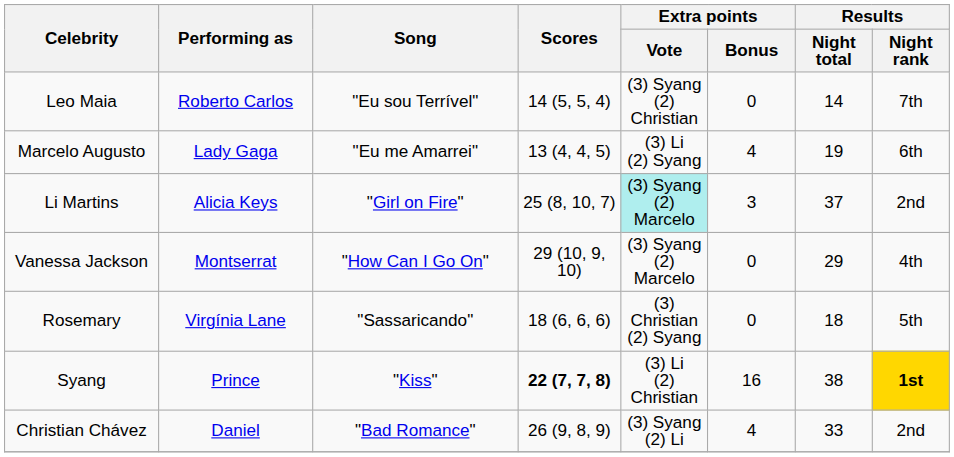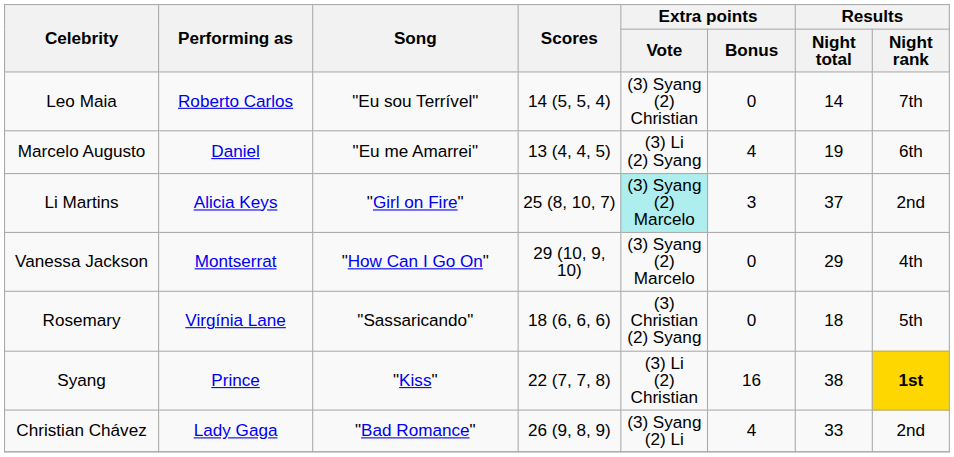(236, 151) Lady Gaga -> (236, 151) Daniel
(569, 380) bold -> (569, 380) normal
(236, 431) Daniel -> (236, 431) Lady Gaga
